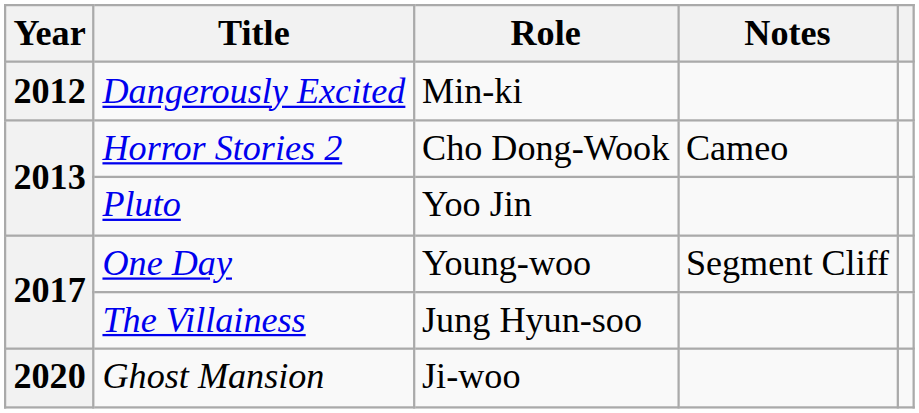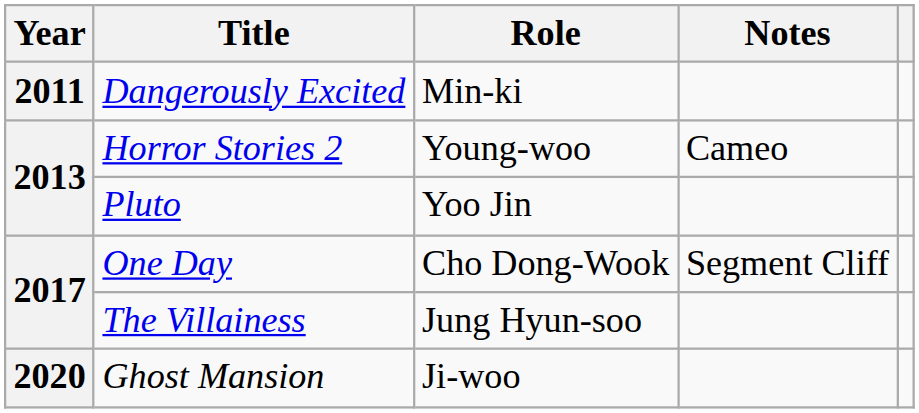(50, 90) 2012 -> (50, 90) 2011
(546, 147) Cho Dong-Wook -> (507, 147) Young-woo
(507, 262) Young-woo -> (546, 262) Cho Dong-Wook
